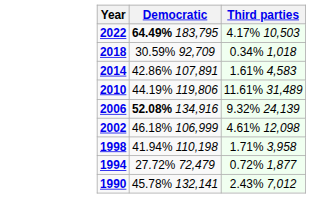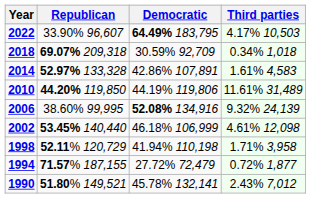+ column: (83, 15)
